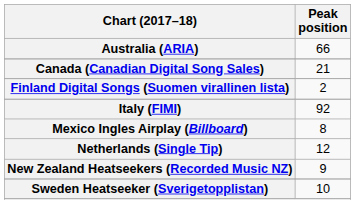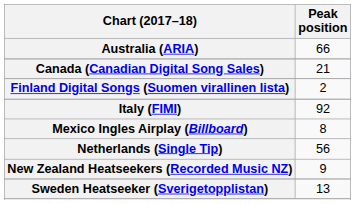(323, 149) 12 -> (323, 149) 56
(323, 189) 10 -> (323, 189) 13
